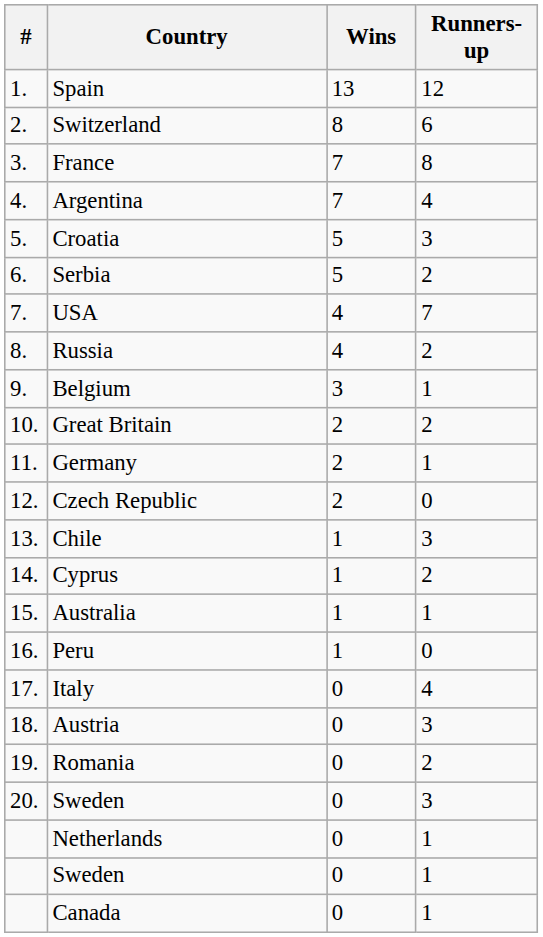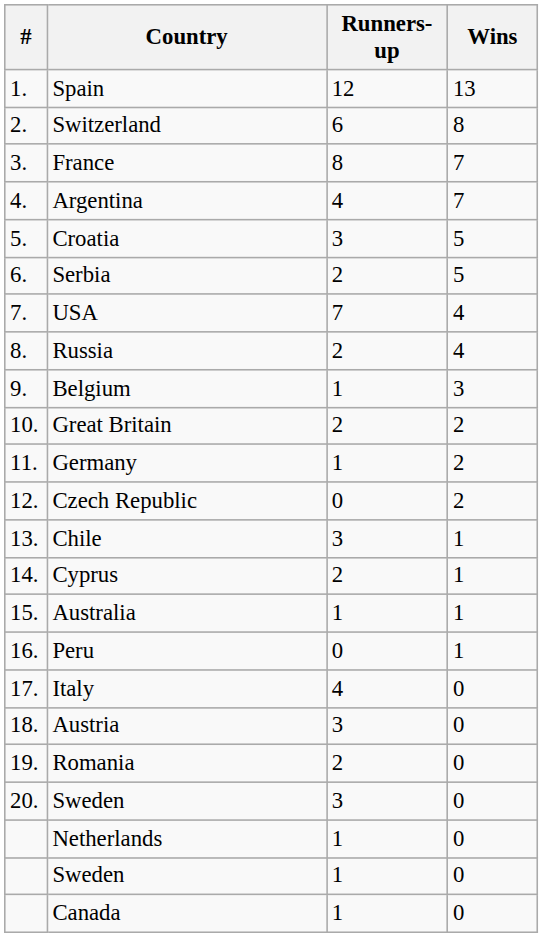columns swapped: (371, 37) <-> (477, 37)
